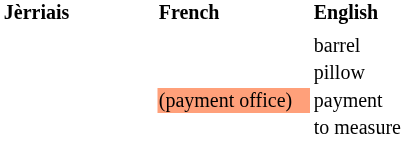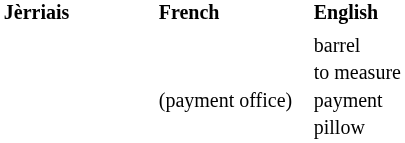rows swapped: (357, 127) <-> (339, 72)
(225, 100) lightsalmon background -> (225, 100) no background
